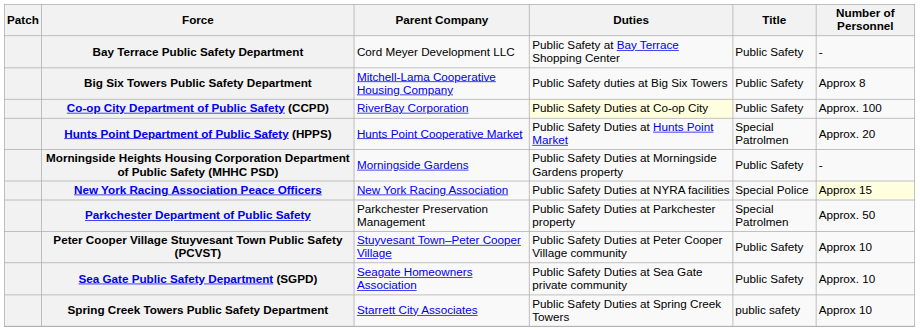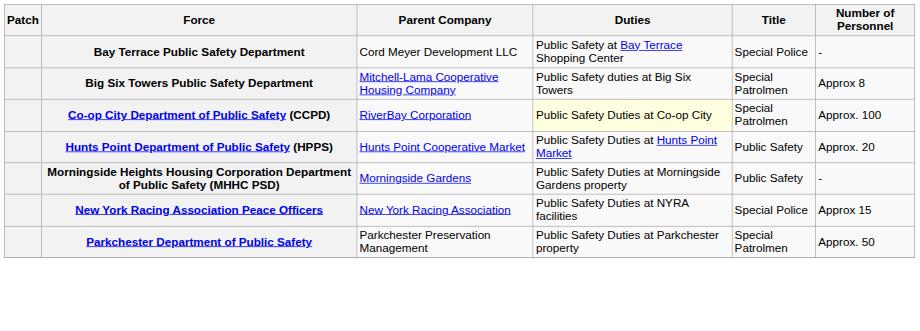(769, 51) Public Safety -> (771, 51) Special Police
(769, 83) Public Safety -> (761, 83) Special Patrolmen
(769, 108) Public Safety -> (761, 115) Special Patrolmen
(762, 133) Special Patrolmen -> (769, 146) Public Safety
(845, 190) lightyellow background -> (845, 210) no background
- row: (198, 247)
- row: (198, 279)
- row: (198, 310)
